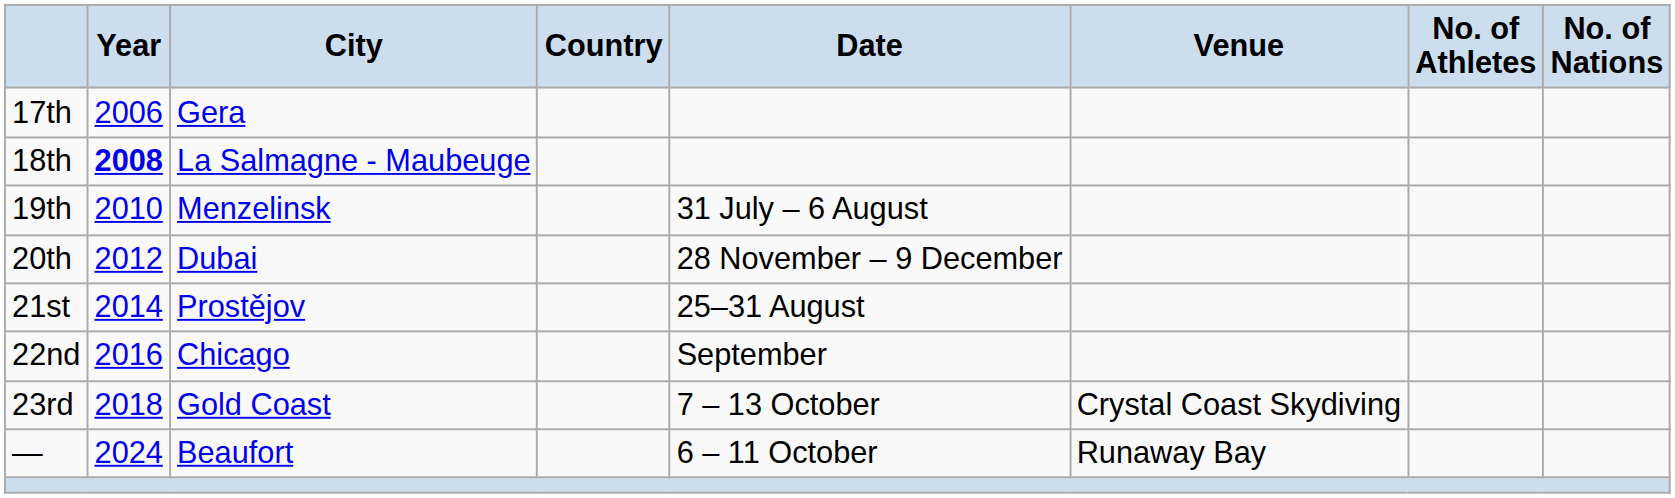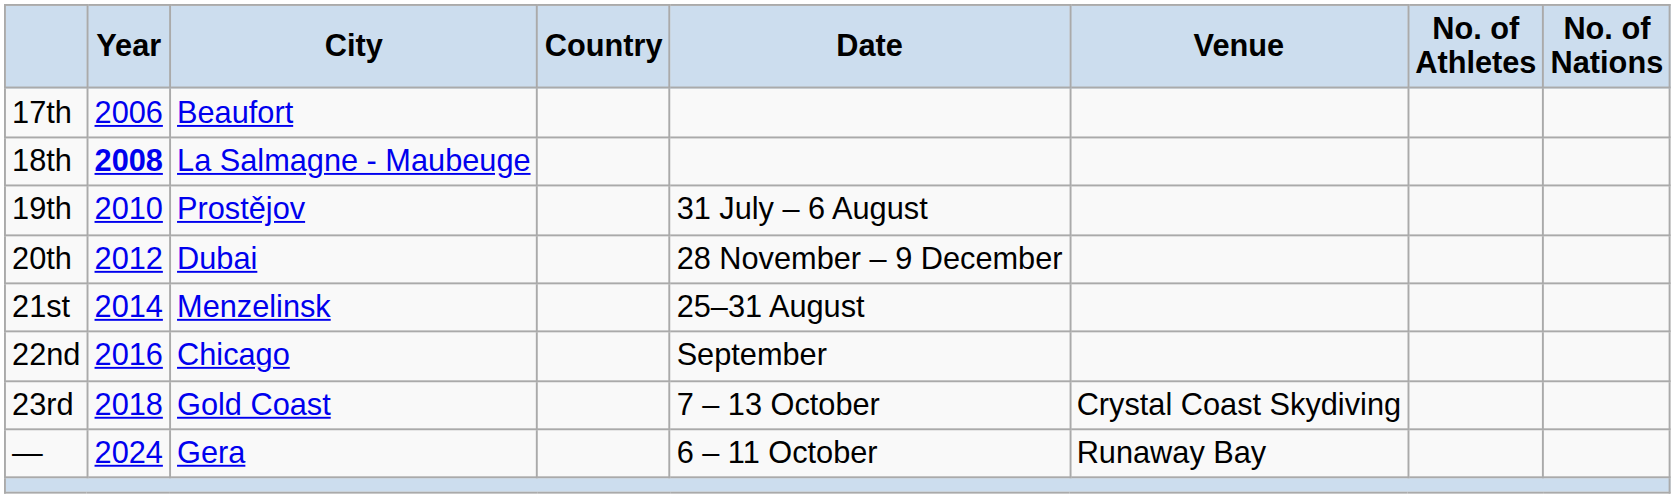(211, 112) Gera -> (235, 112) Beaufort
(254, 209) Menzelinsk -> (241, 209) Prostějov
(241, 307) Prostějov -> (254, 307) Menzelinsk
(235, 453) Beaufort -> (211, 453) Gera
